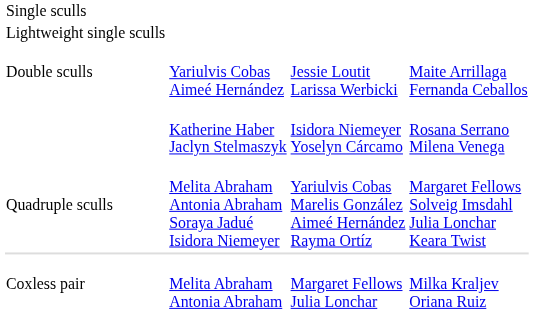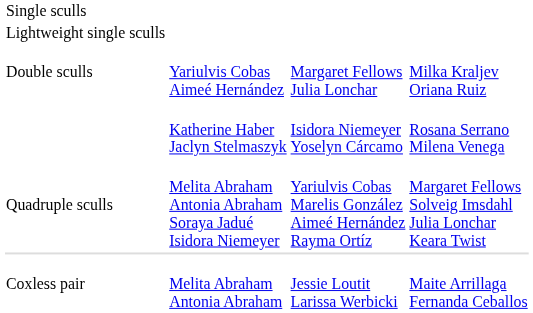(344, 81) Jessie Loutit Larissa Werbicki -> (347, 81) Margaret Fellows Julia Lonchar
(469, 81) Maite Arrillaga Fernanda Ceballos -> (454, 81) Milka Kraljev Oriana Ruiz
(347, 293) Margaret Fellows Julia Lonchar -> (344, 293) Jessie Loutit Larissa Werbicki
(454, 293) Milka Kraljev Oriana Ruiz -> (469, 293) Maite Arrillaga Fernanda Ceballos
